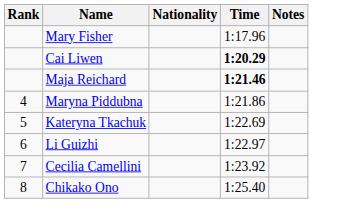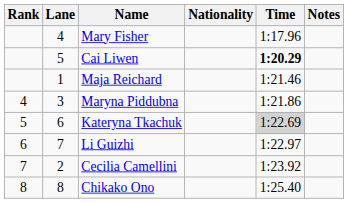+ column: (60, 15)
(245, 79) bold -> (280, 79) normal
(245, 123) no background -> (280, 123) lightgrey background
